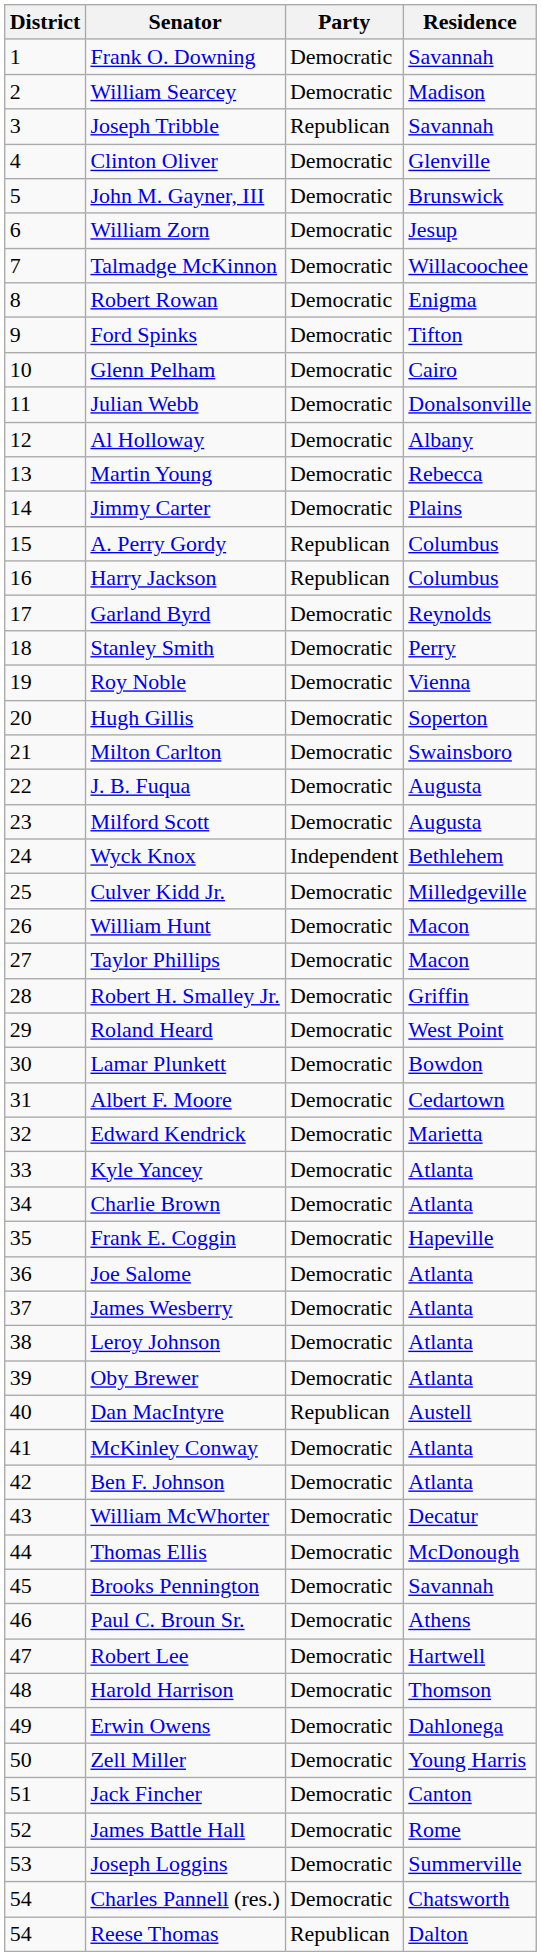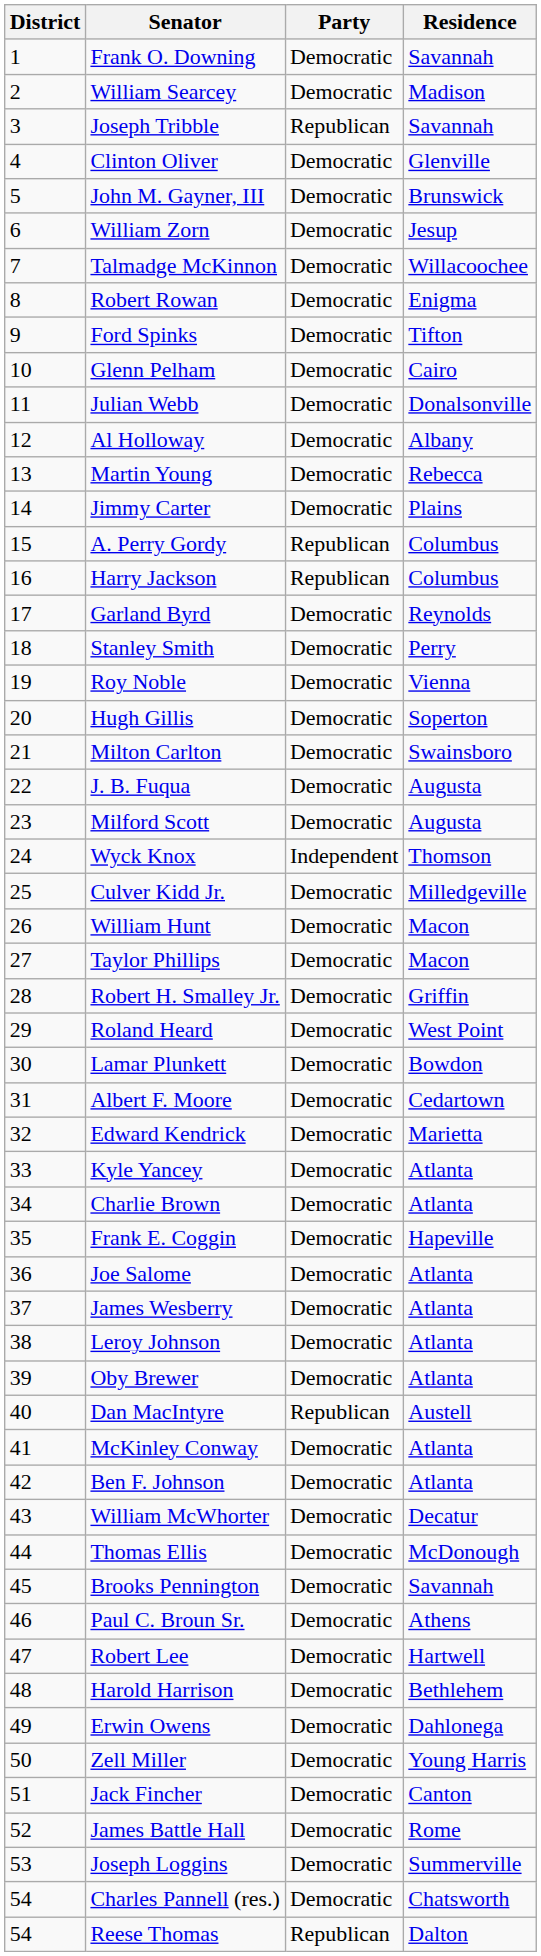(456, 856) Bethlehem -> (450, 856) Thomson
(450, 1690) Thomson -> (456, 1690) Bethlehem
